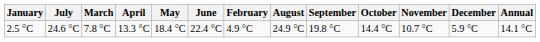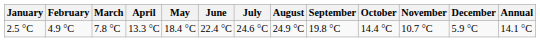columns swapped: (247, 12) <-> (64, 12)
